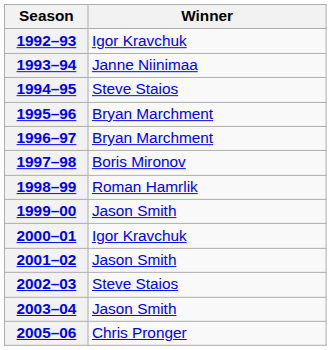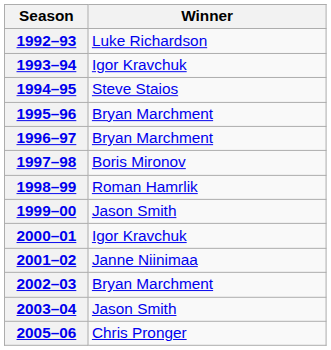(139, 41) Igor Kravchuk -> (150, 41) Luke Richardson
(145, 65) Janne Niinimaa -> (139, 65) Igor Kravchuk
(134, 260) Jason Smith -> (145, 260) Janne Niinimaa
(135, 284) Steve Staios -> (153, 284) Bryan Marchment
